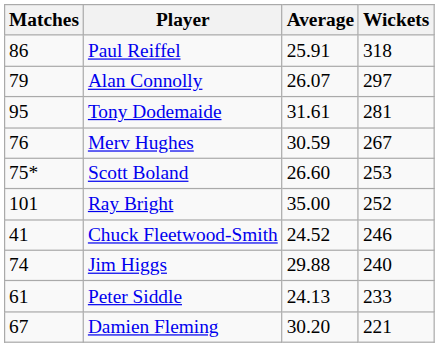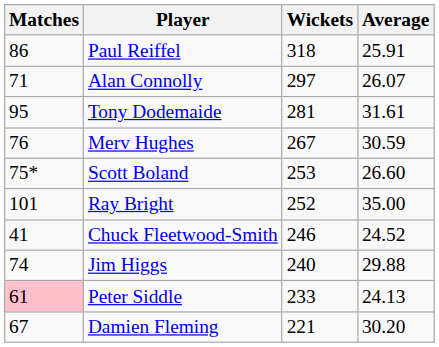columns swapped: (396, 19) <-> (320, 19)
(19, 81) 79 -> (19, 81) 71
(19, 296) no background -> (19, 296) pink background
